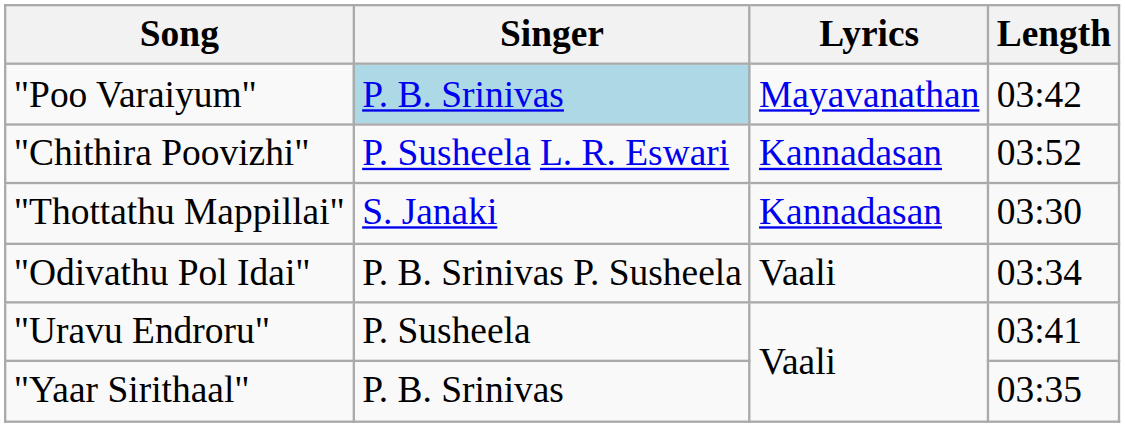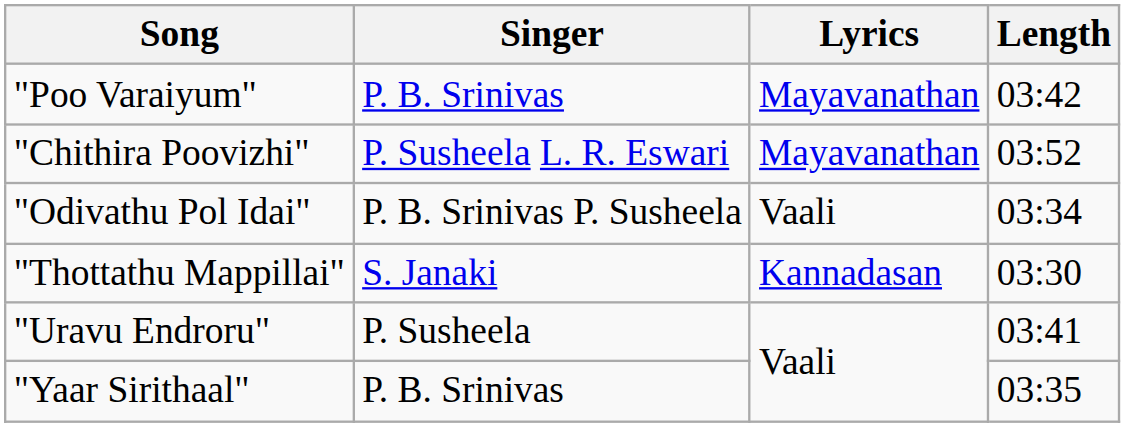(463, 93) lightblue background -> (463, 93) no background
(851, 152) Kannadasan -> (869, 152) Mayavanathan
rows swapped: (162, 271) <-> (179, 212)
